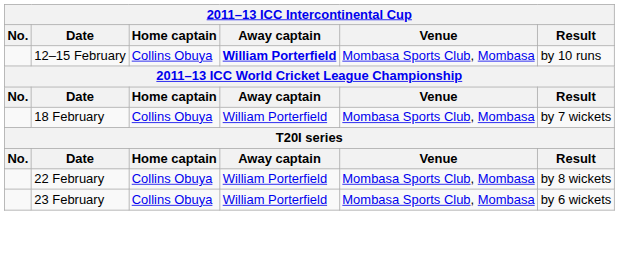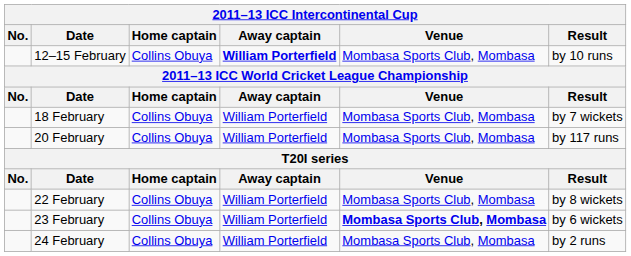+ row: (69, 138)
(438, 199) normal -> (444, 220) bold
+ row: (69, 240)
